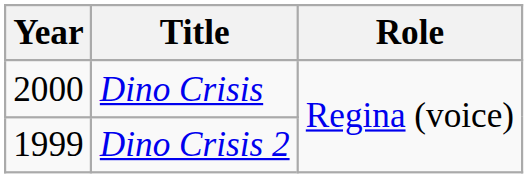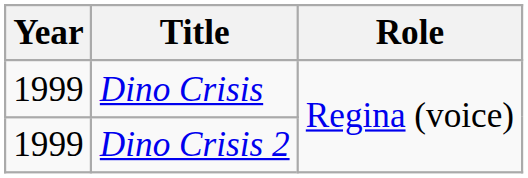(48, 88) 2000 -> (48, 88) 1999
